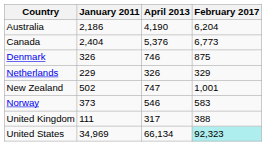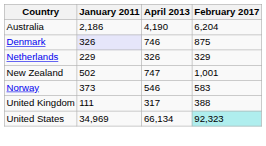- row: (23, 42)
(87, 57) no background -> (87, 42) lavender background
